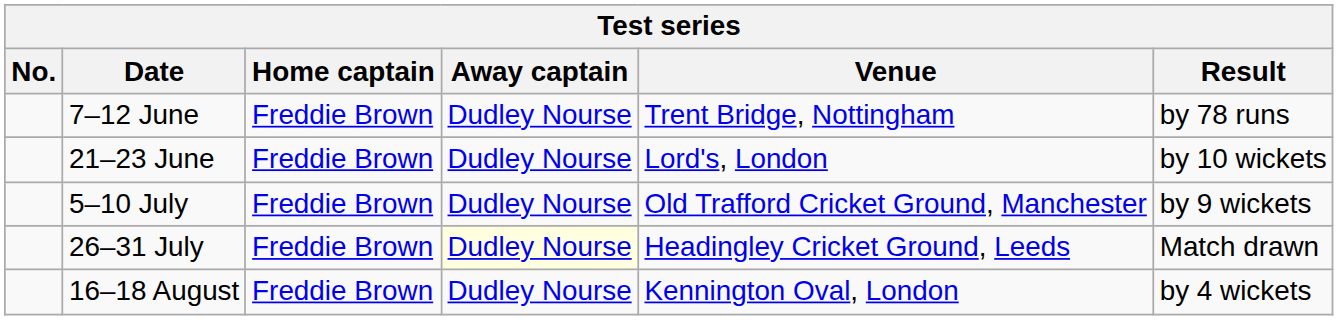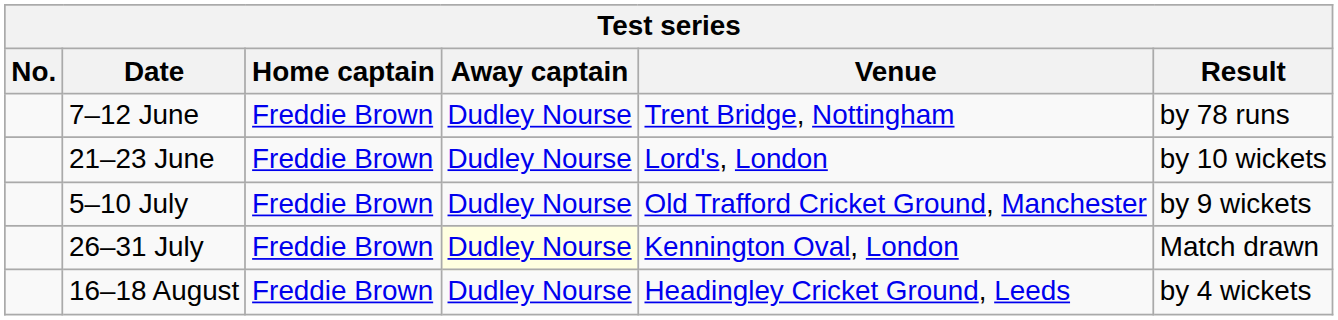(857, 247) Headingley Cricket Ground, Leeds -> (802, 247) Kennington Oval, London
(802, 291) Kennington Oval, London -> (857, 291) Headingley Cricket Ground, Leeds
